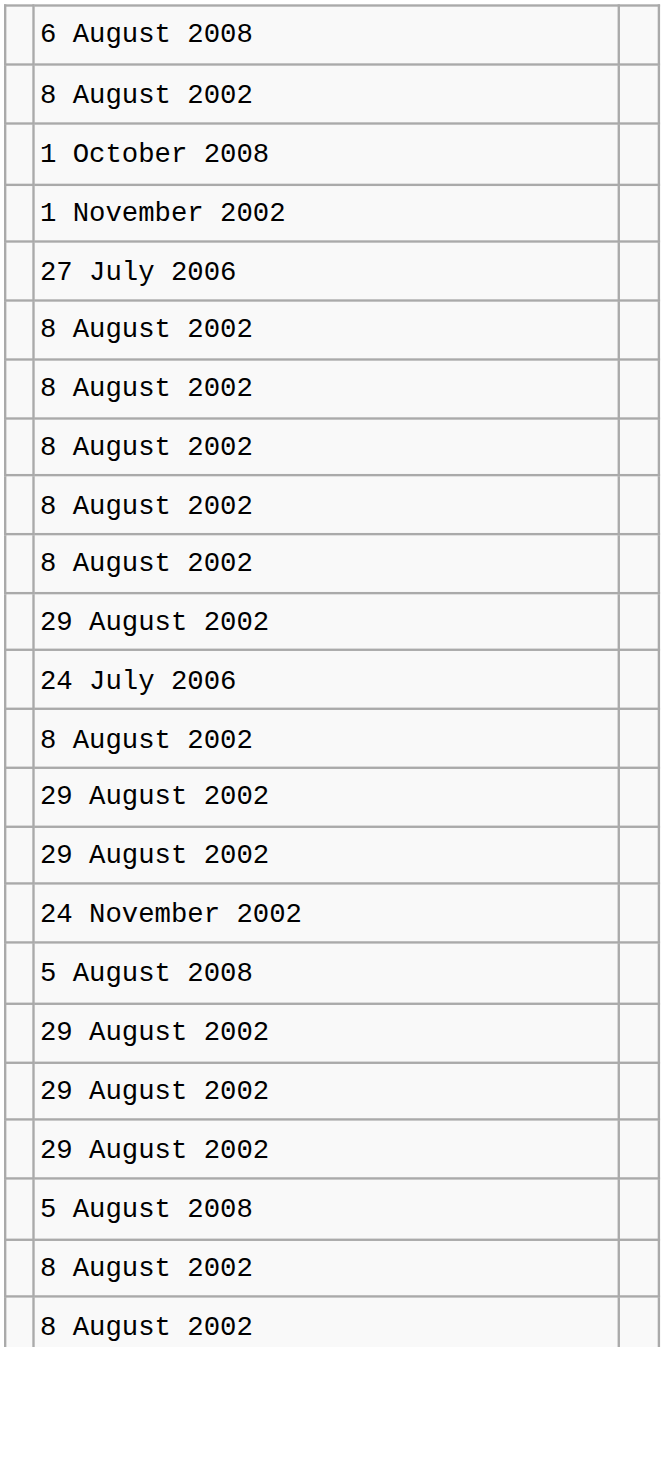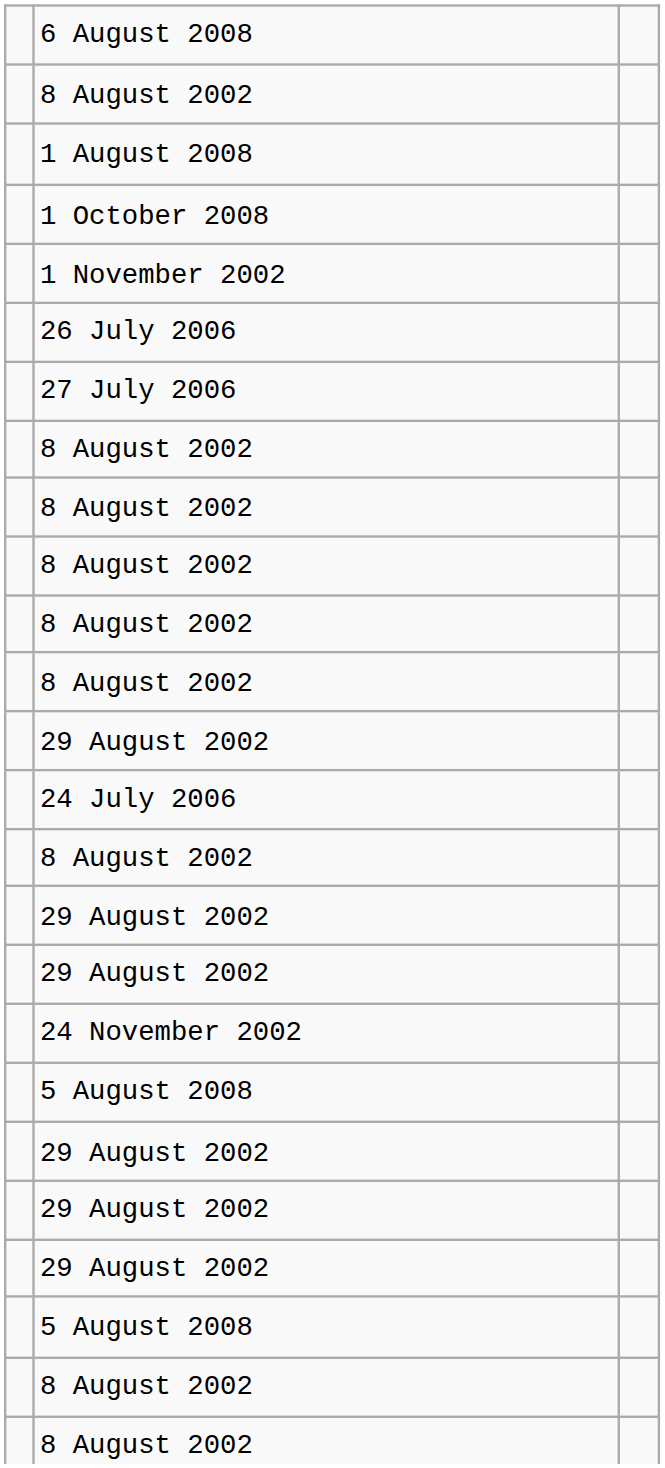+ row: (19, 154)
+ row: (19, 332)
